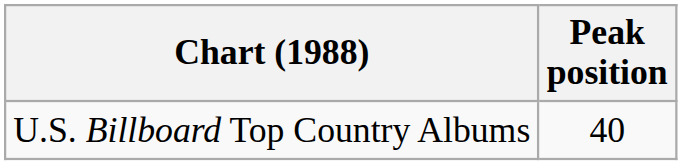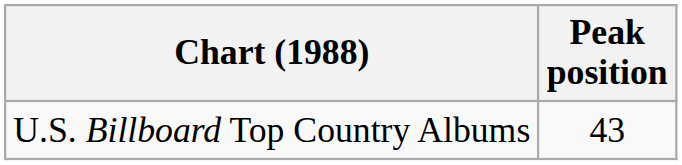(607, 129) 40 -> (607, 129) 43
